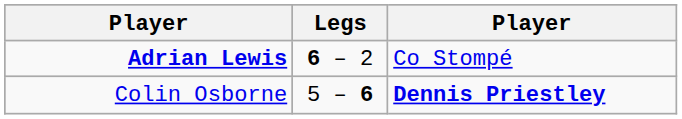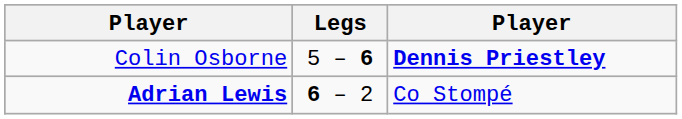rows swapped: (201, 95) <-> (208, 59)
